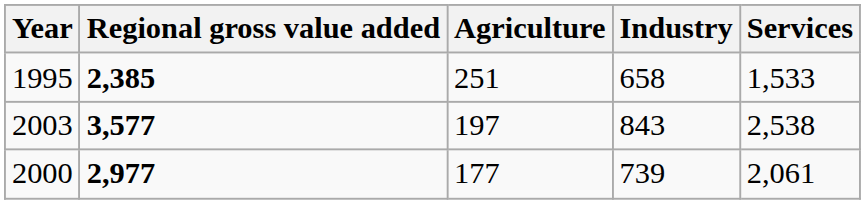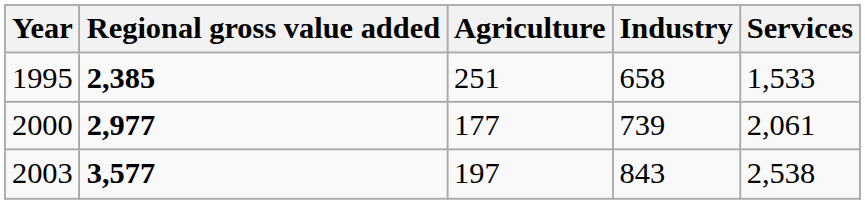rows swapped: (42, 173) <-> (42, 125)
